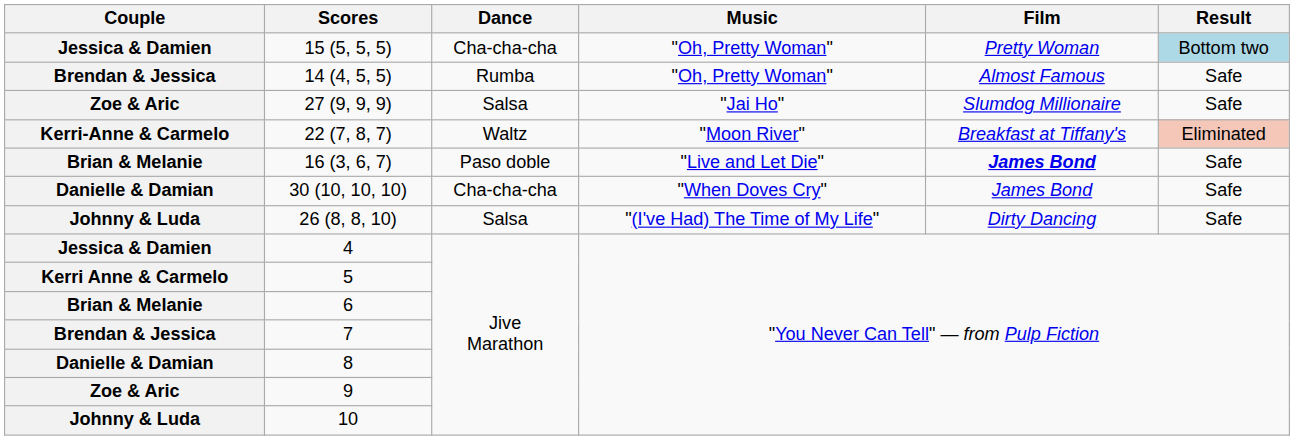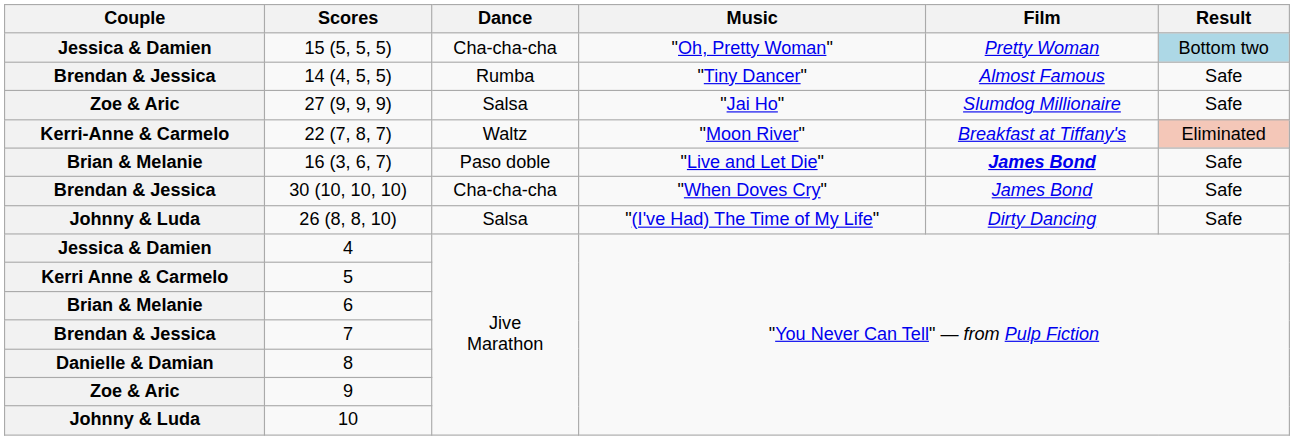(752, 76) "Oh, Pretty Woman" -> (752, 76) "Tiny Dancer"
(135, 190) Danielle & Damian -> (135, 190) Brendan & Jessica
